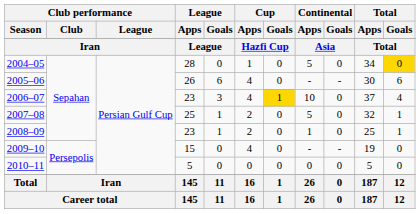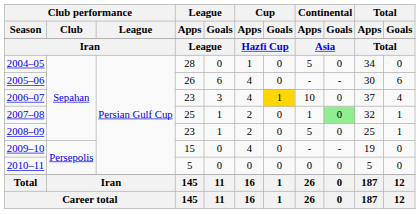(399, 64) gold background -> (399, 64) no background
(309, 115) 5 -> (309, 115) 1
(339, 115) no background -> (339, 115) lightgreen background
(309, 132) 1 -> (309, 132) 5
